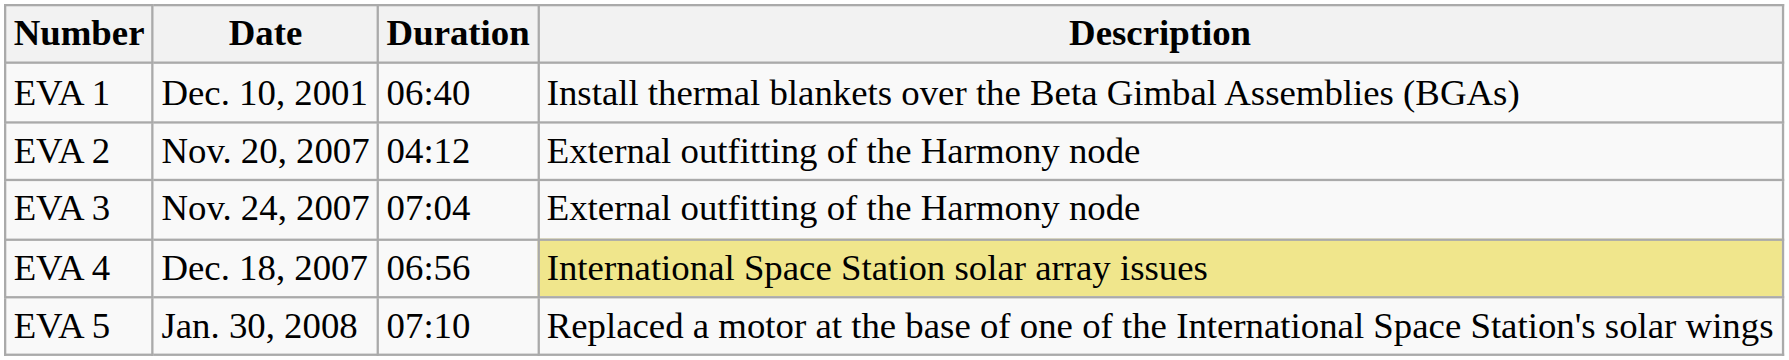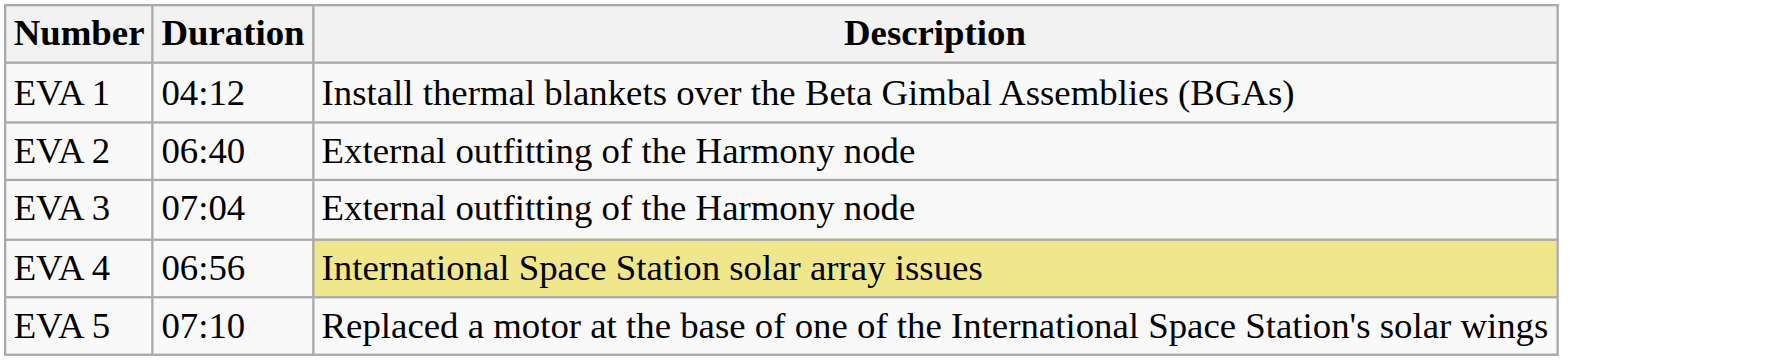- column: (266, 33)
(429, 92) 06:40 -> (203, 92) 04:12
(429, 150) 04:12 -> (203, 150) 06:40
